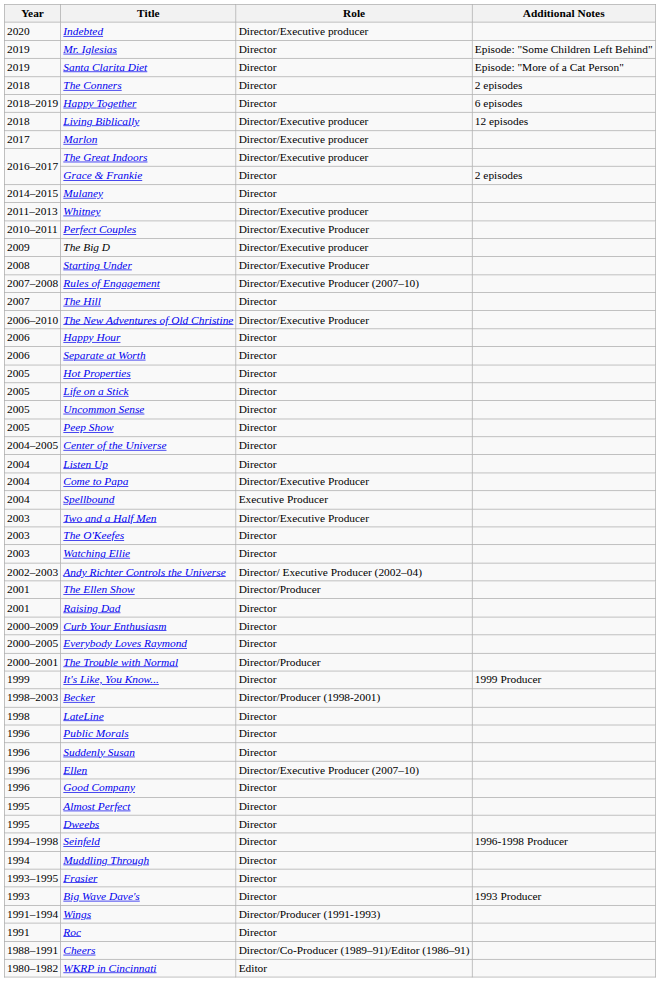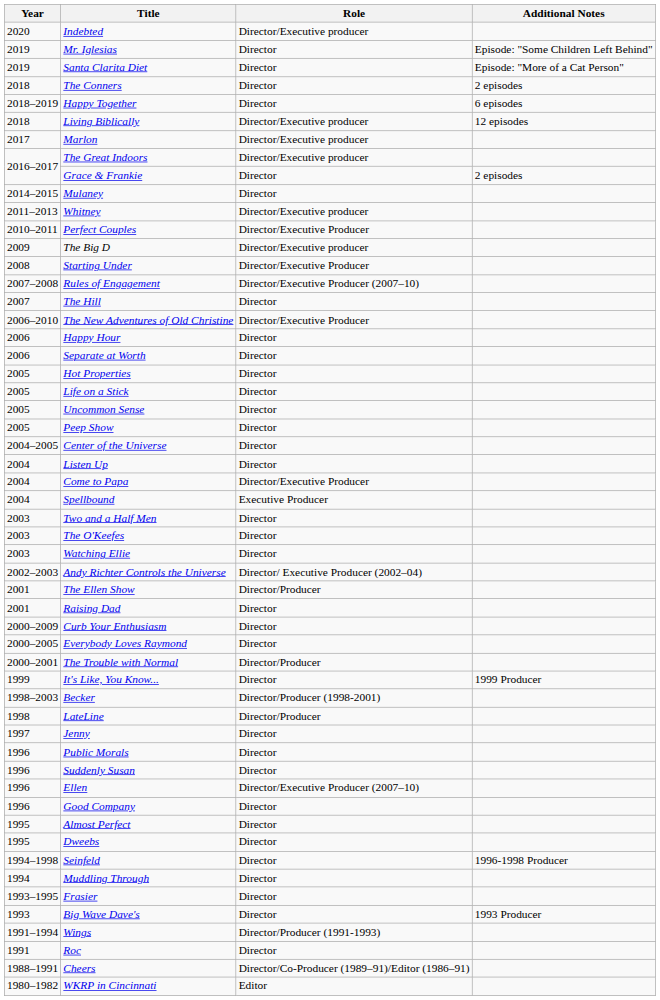(304, 517) Director/Executive Producer -> (258, 517) Director
(258, 716) Director -> (280, 716) Director/Producer
+ row: (77, 734)
